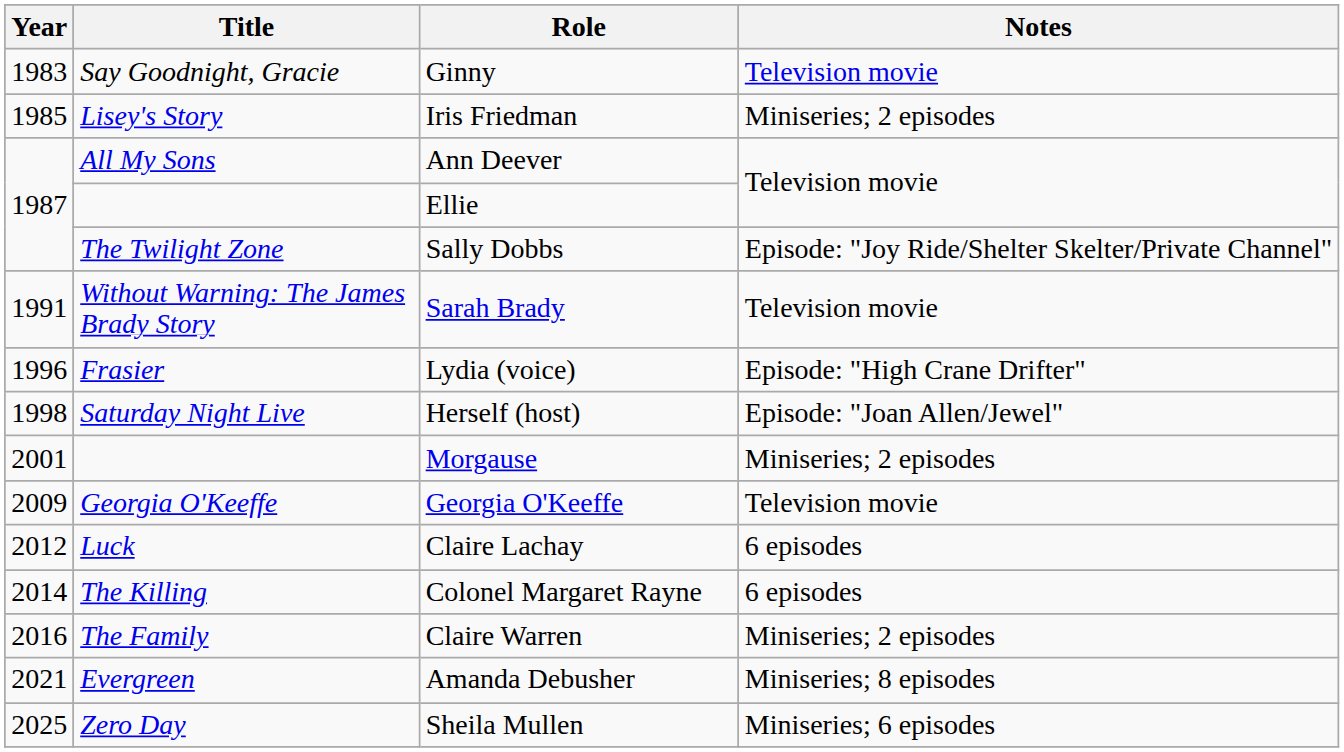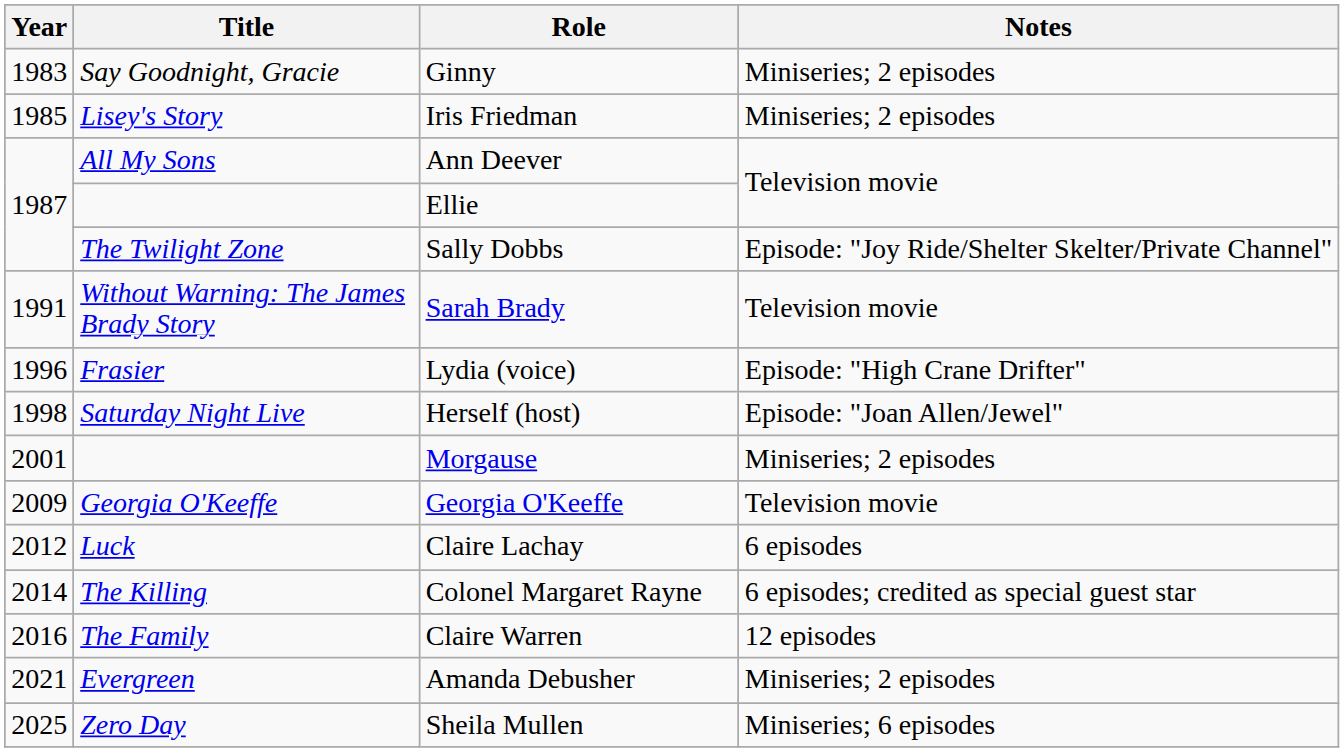(841, 71) Television movie -> (870, 71) Miniseries; 2 episodes
(804, 591) 6 episodes -> (970, 591) 6 episodes; credited as special guest star
(870, 635) Miniseries; 2 episodes -> (811, 635) 12 episodes
(870, 679) Miniseries; 8 episodes -> (870, 679) Miniseries; 2 episodes
